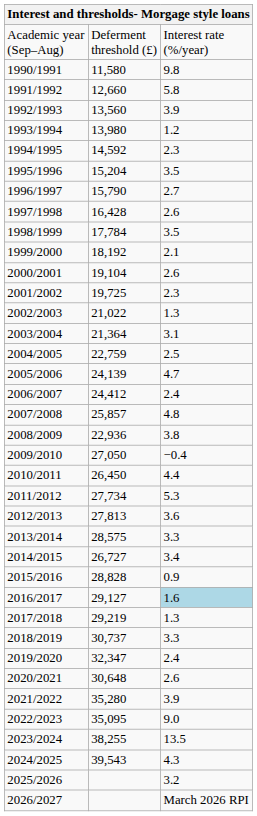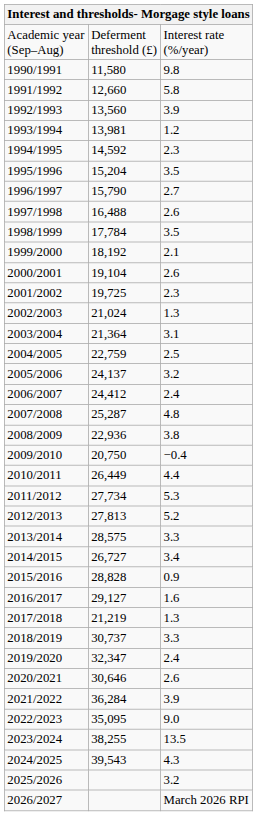(109, 130) 13,980 -> (109, 130) 13,981
(109, 211) 16,428 -> (109, 211) 16,488
(109, 313) 21,022 -> (109, 313) 21,024
(109, 374) 24,139 -> (109, 374) 24,137
(172, 374) 4.7 -> (172, 374) 3.2
(109, 414) 25,857 -> (109, 414) 25,287
(109, 455) 27,050 -> (109, 455) 20,750
(109, 475) 26,450 -> (109, 475) 26,449
(172, 516) 3.6 -> (172, 516) 5.2
(172, 597) lightblue background -> (172, 597) no background
(109, 617) 29,219 -> (109, 617) 21,219
(109, 678) 30,648 -> (109, 678) 30,646
(109, 698) 35,280 -> (109, 698) 36,284
